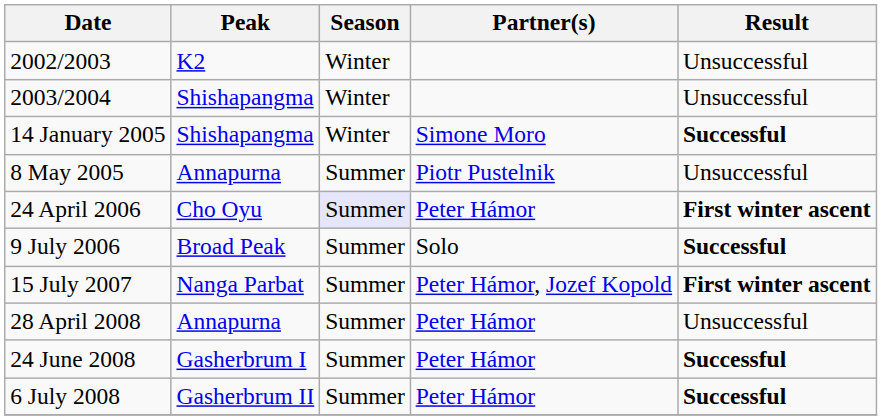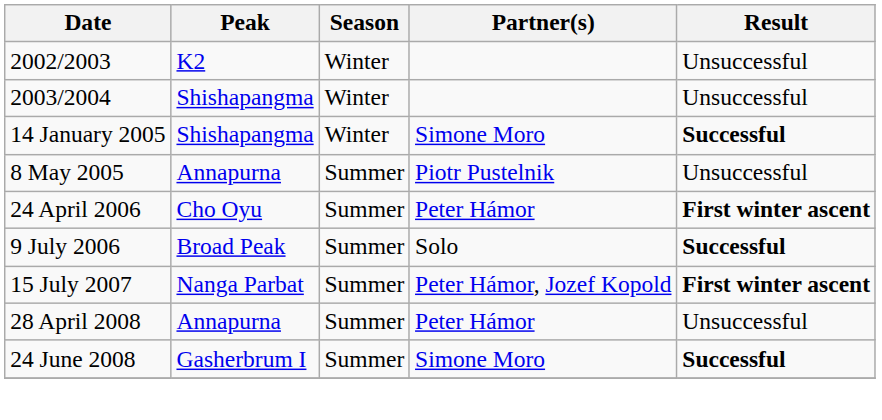(365, 209) lavender background -> (364, 209) no background
(475, 358) Peter Hámor -> (480, 358) Simone Moro
- row: (65, 396)
